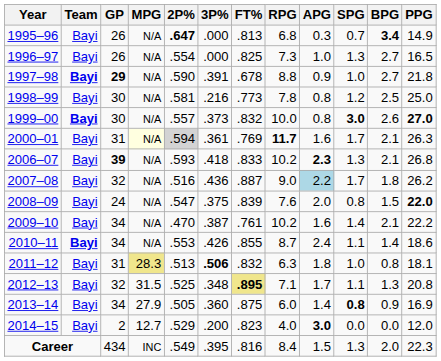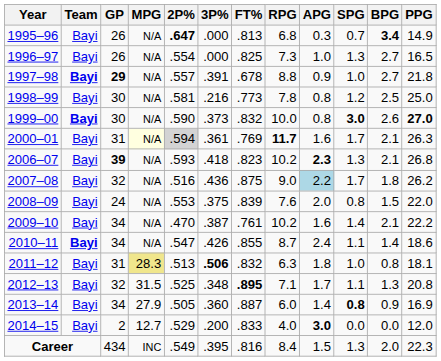(182, 77) .590 -> (182, 77) .557
(182, 118) .557 -> (182, 118) .590
(250, 160) .833 -> (250, 160) .823
(250, 181) .887 -> (250, 181) .875
(182, 201) .547 -> (182, 201) .553
(420, 201) bold -> (420, 201) normal
(182, 243) .553 -> (182, 243) .547
(250, 284) khaki background -> (250, 284) no background
(250, 305) .875 -> (250, 305) .887
(250, 325) .823 -> (250, 325) .833
